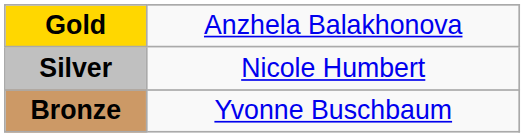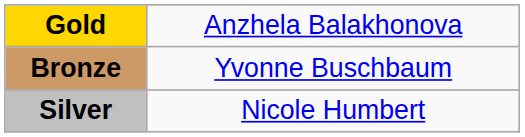rows swapped: (76, 68) <-> (76, 110)
